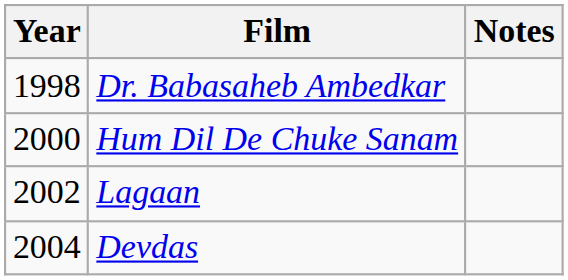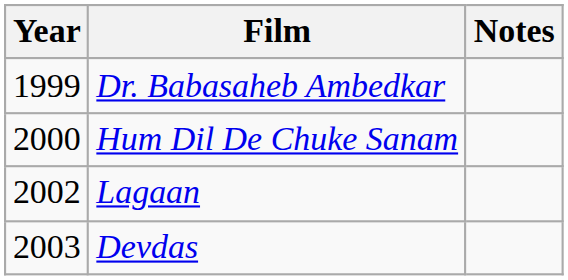(47, 85) 1998 -> (47, 85) 1999
(47, 246) 2004 -> (47, 246) 2003
